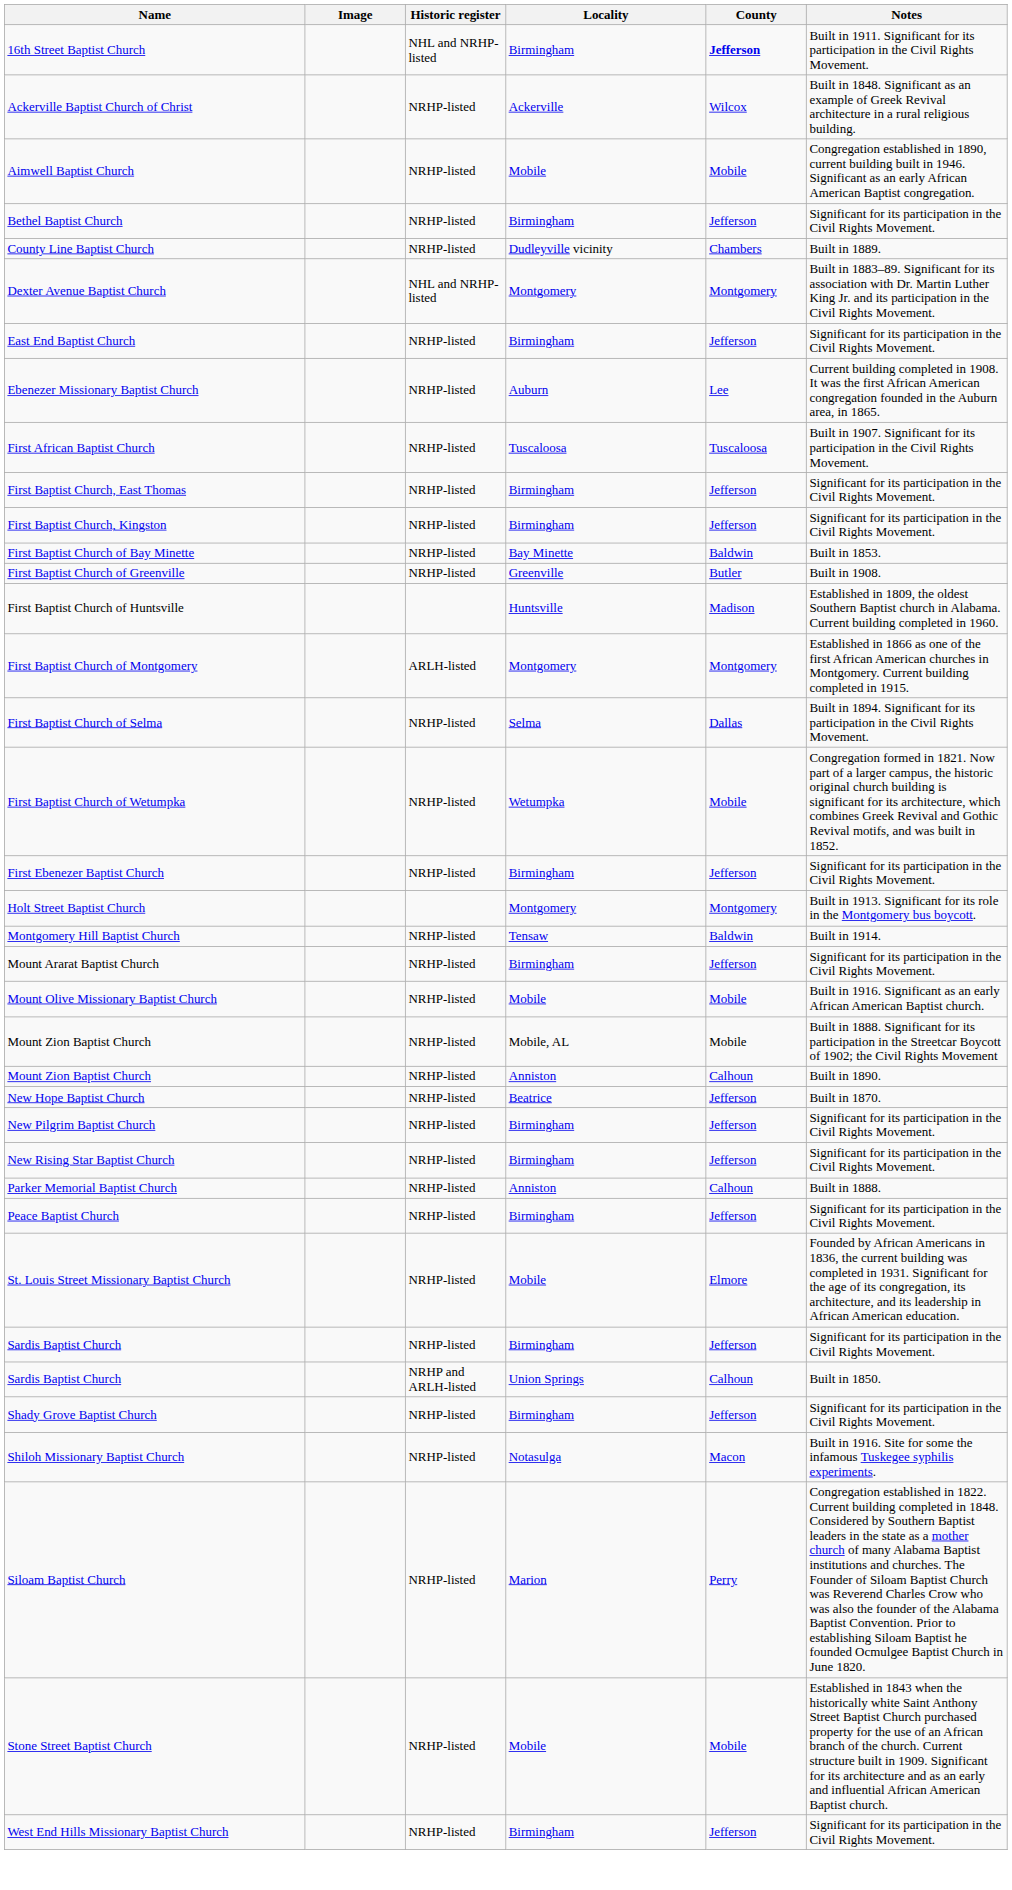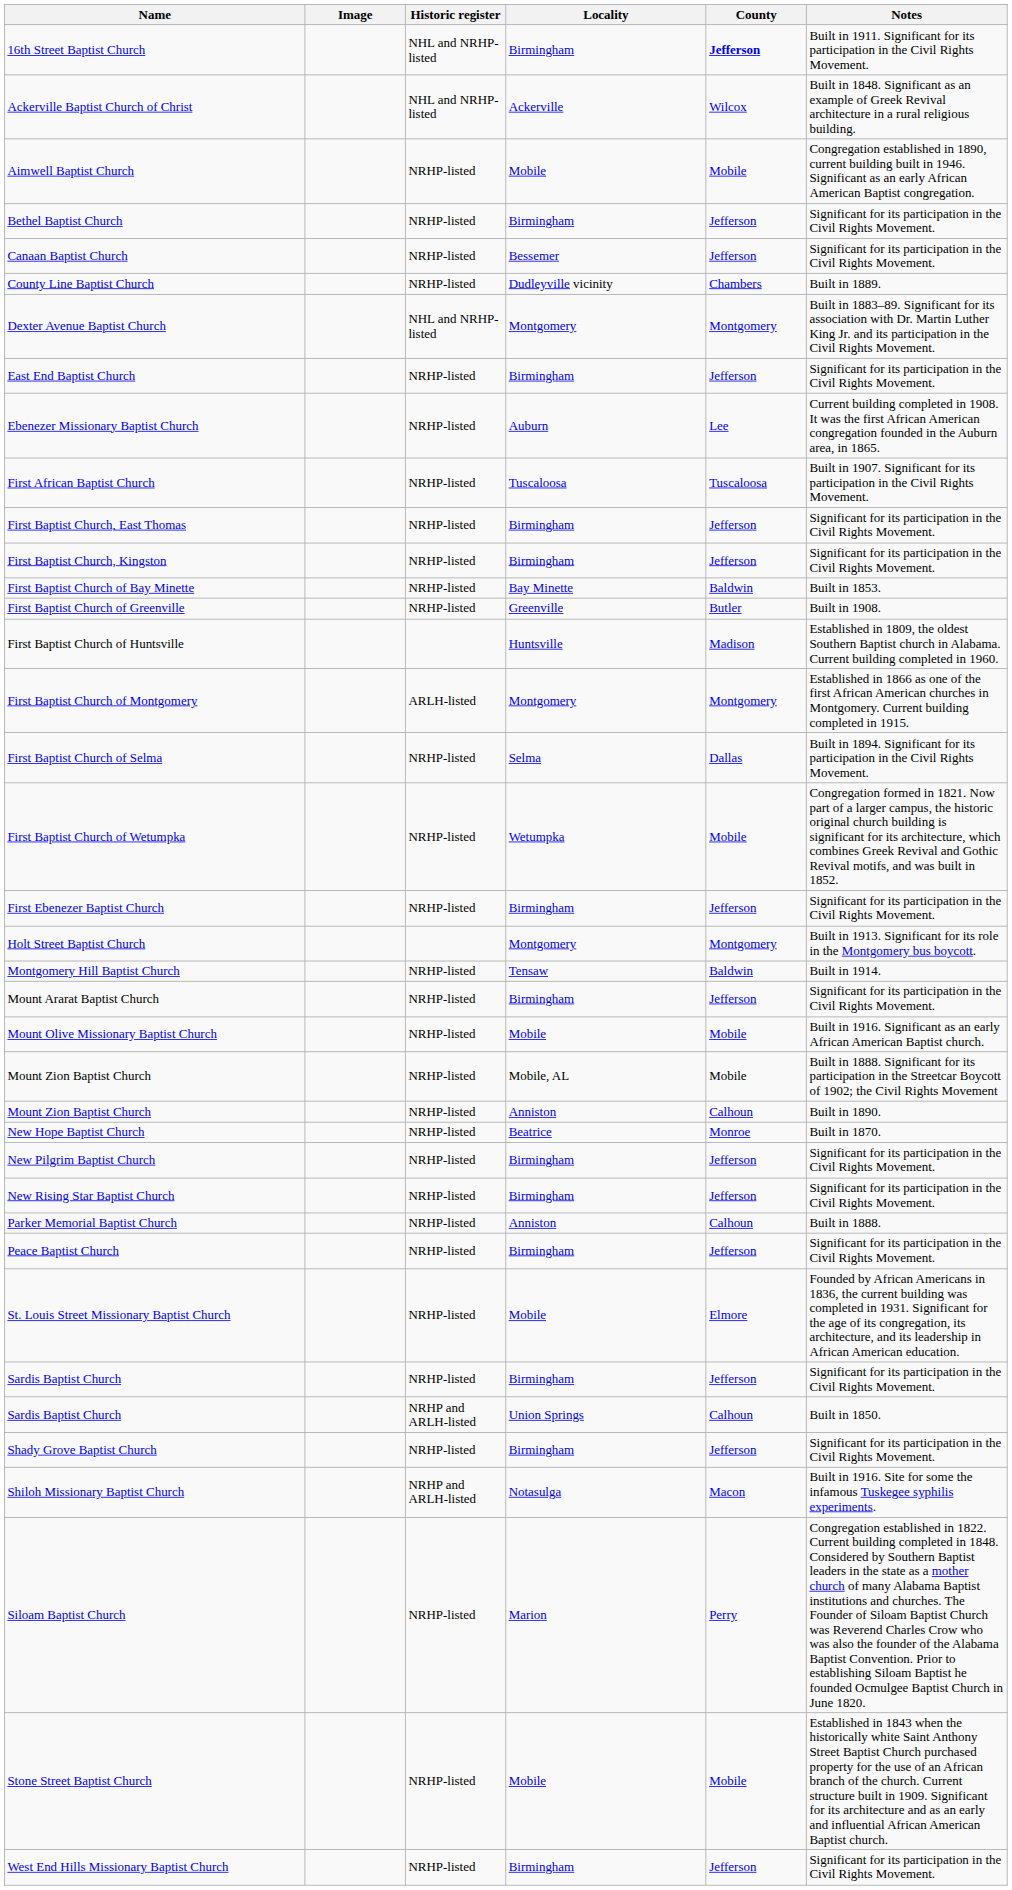(442, 106) NRHP-listed -> (454, 106) NHL and NRHP-listed
+ row: (68, 256)
(733, 1097) Jefferson -> (730, 1132) Monroe
(442, 1457) NRHP-listed -> (442, 1492) NRHP and ARLH-listed
